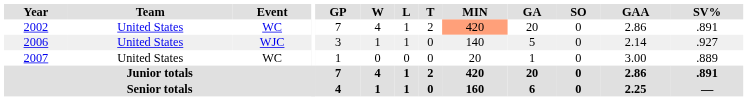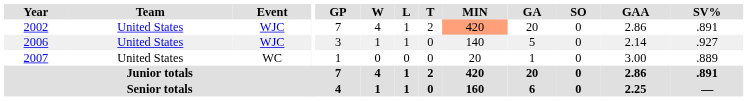(272, 27) WC -> (272, 27) WJC
